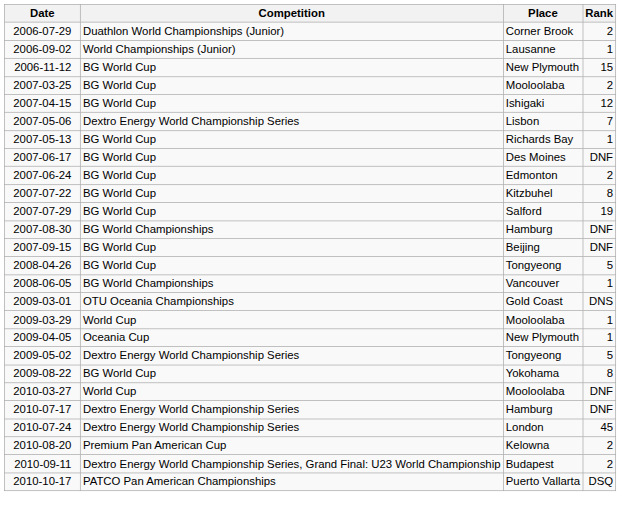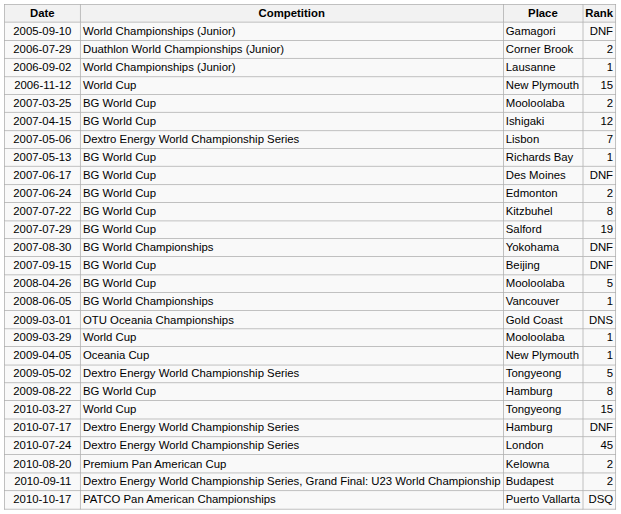+ row: (42, 31)
(119, 67) BG World Cup -> (110, 85) World Cup
(529, 229) Hamburg -> (532, 247) Yokohama
(534, 265) Tongyeong -> (535, 283) Mooloolaba
(532, 373) Yokohama -> (529, 391) Hamburg
(535, 391) Mooloolaba -> (534, 409) Tongyeong
(601, 391) DNF -> (607, 409) 15
